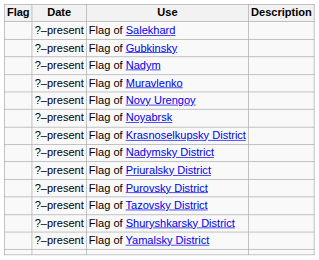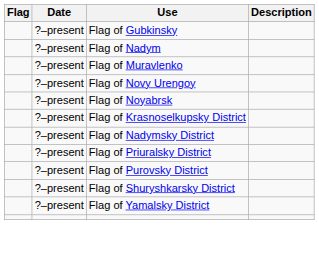- row: (132, 30)
- row: (148, 205)
